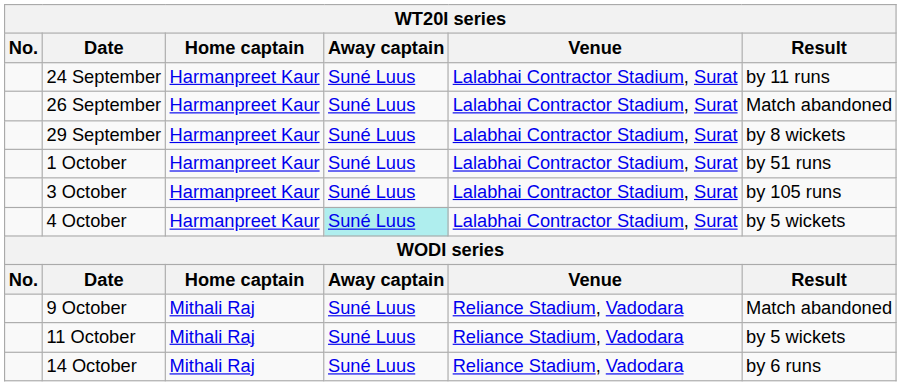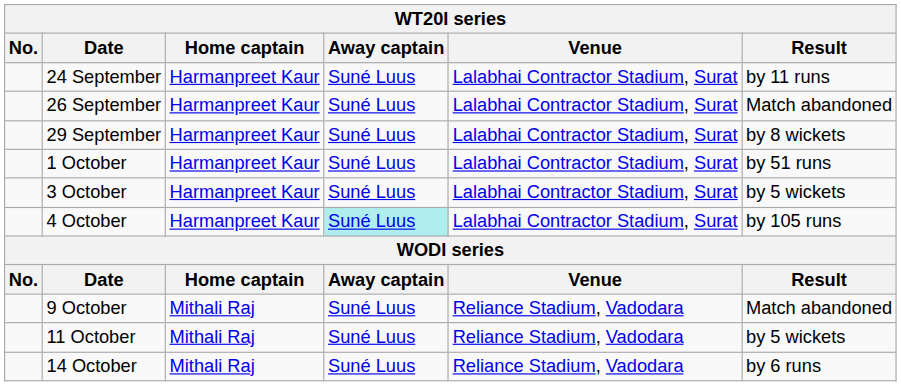(794, 192) by 105 runs -> (796, 192) by 5 wickets
(796, 221) by 5 wickets -> (794, 221) by 105 runs
